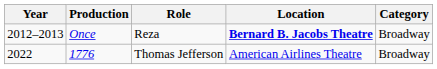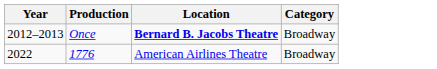- column: (179, 14)
